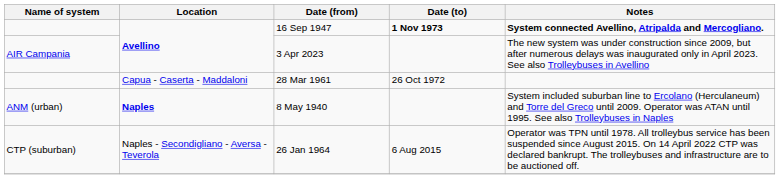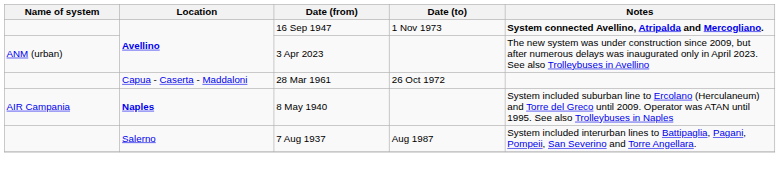(417, 27) bold -> (417, 27) normal
(38, 54) AIR Campania -> (34, 54) ANM (urban)
(34, 107) ANM (urban) -> (38, 107) AIR Campania
- row: (303, 150)
+ row: (301, 139)
